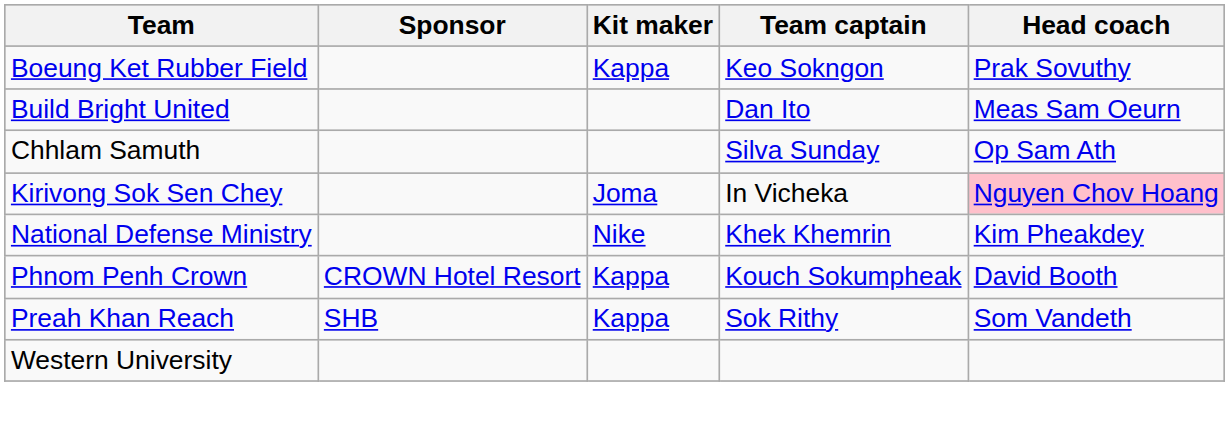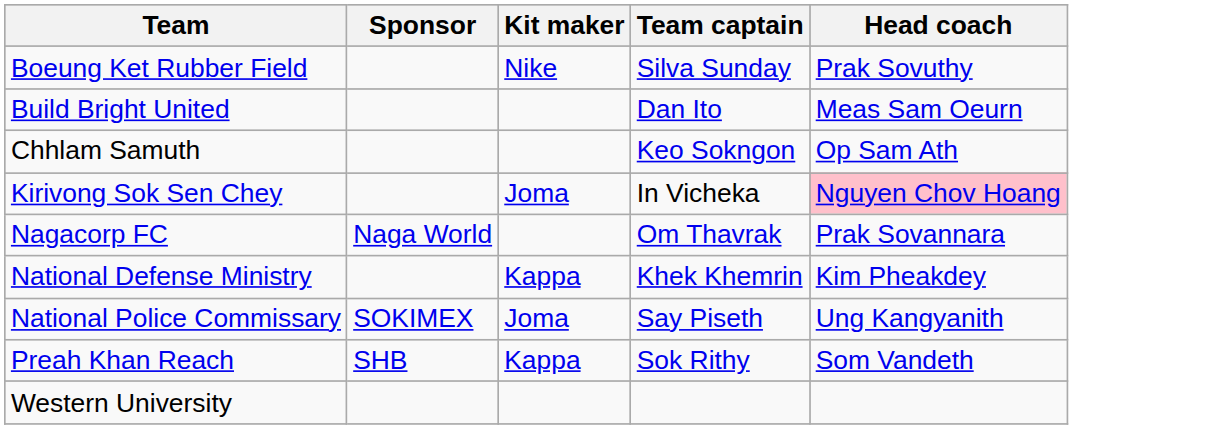(631, 67) Kappa -> (531, 67) Nike
(804, 67) Keo Sokngon -> (714, 67) Silva Sunday
(802, 151) Silva Sunday -> (716, 151) Keo Sokngon
+ row: (89, 234)
(619, 234) Nike -> (542, 276) Kappa
- row: (129, 276)
+ row: (176, 318)
